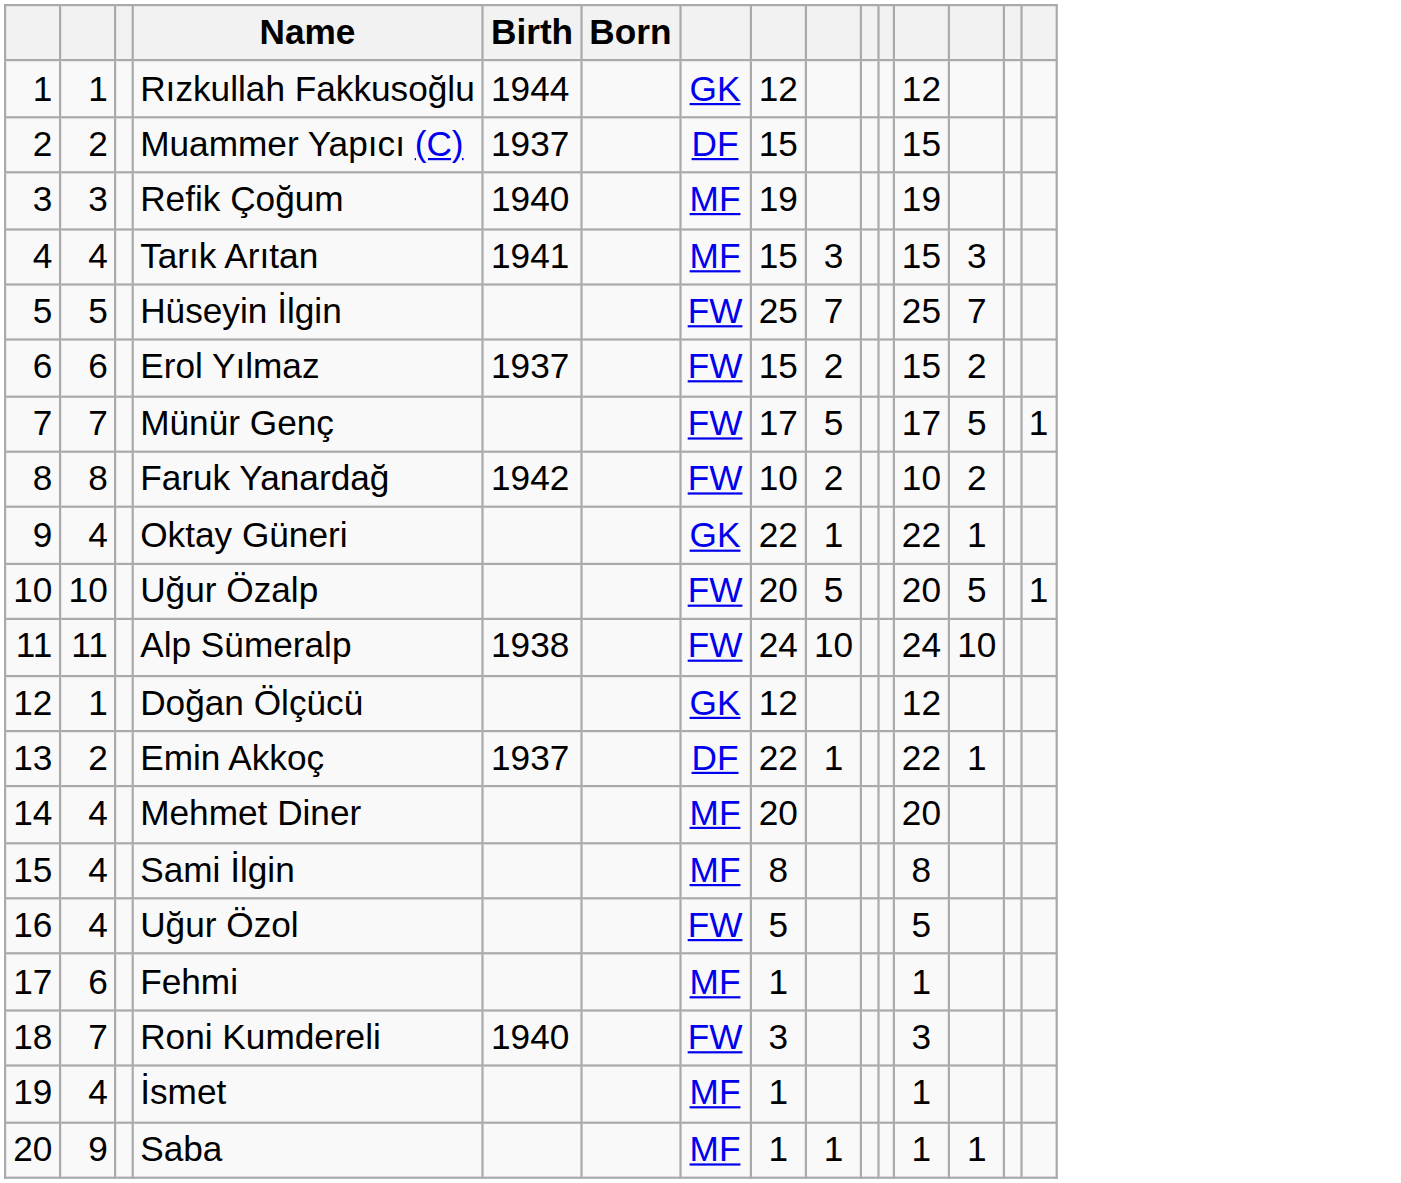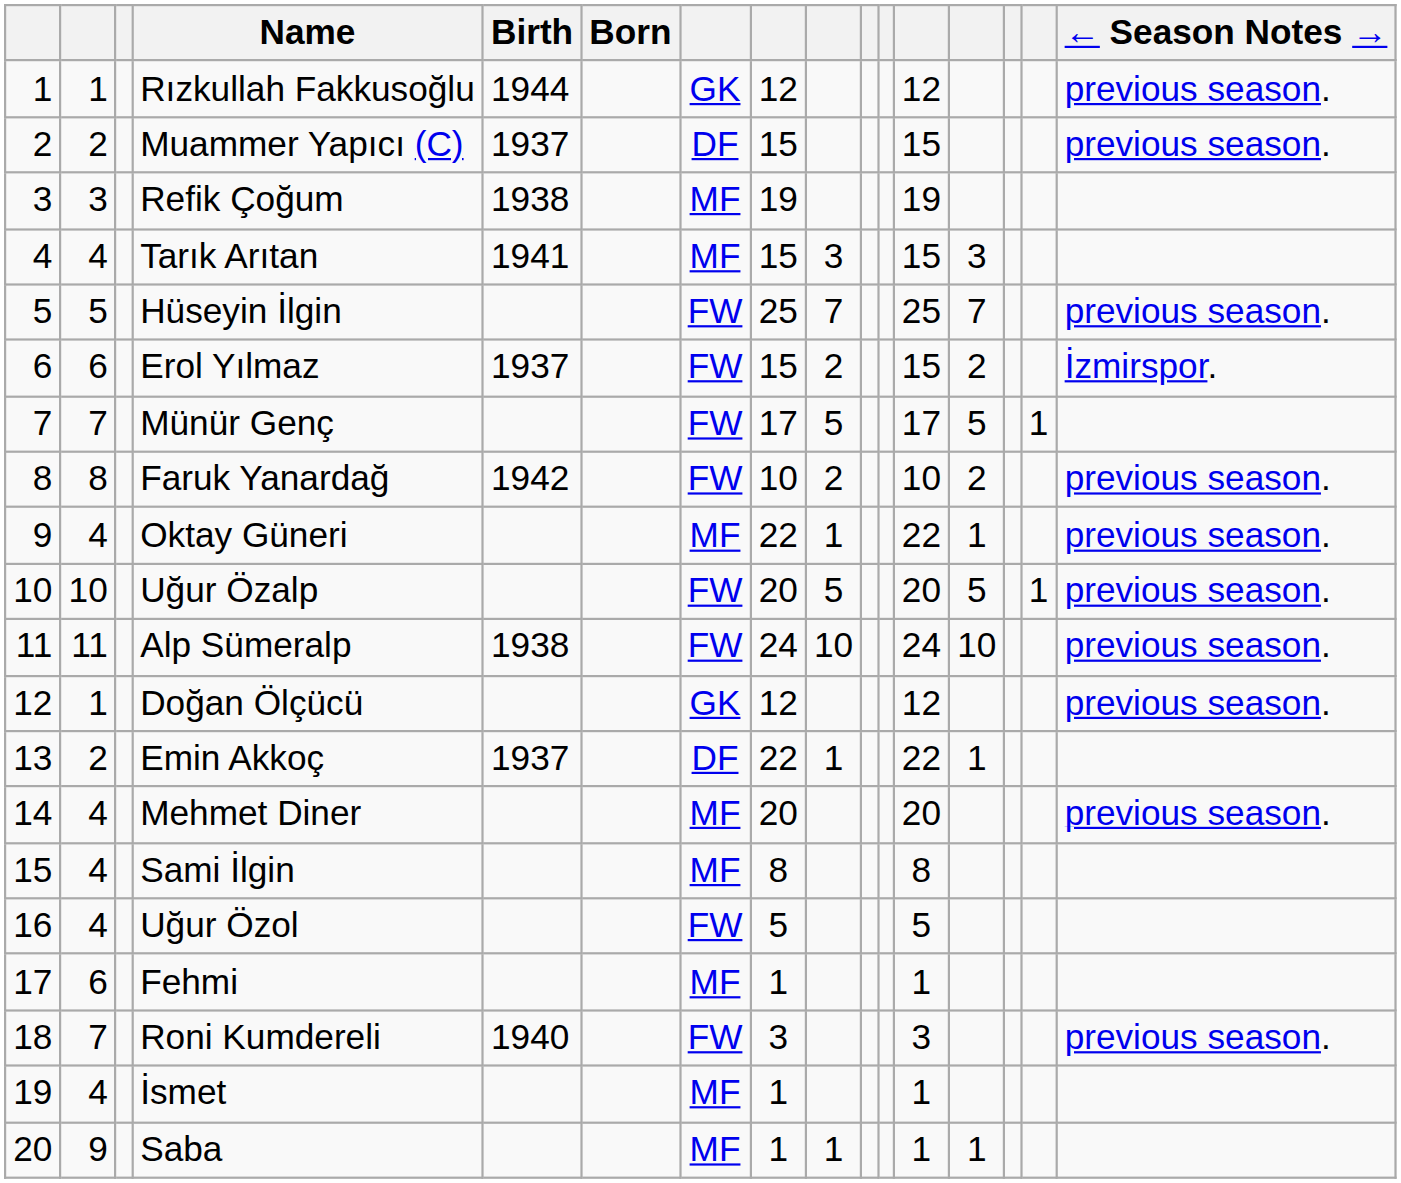+ column: (1226, 32)
(530, 199) 1940 -> (530, 199) 1938
(715, 534) GK -> (715, 534) MF
